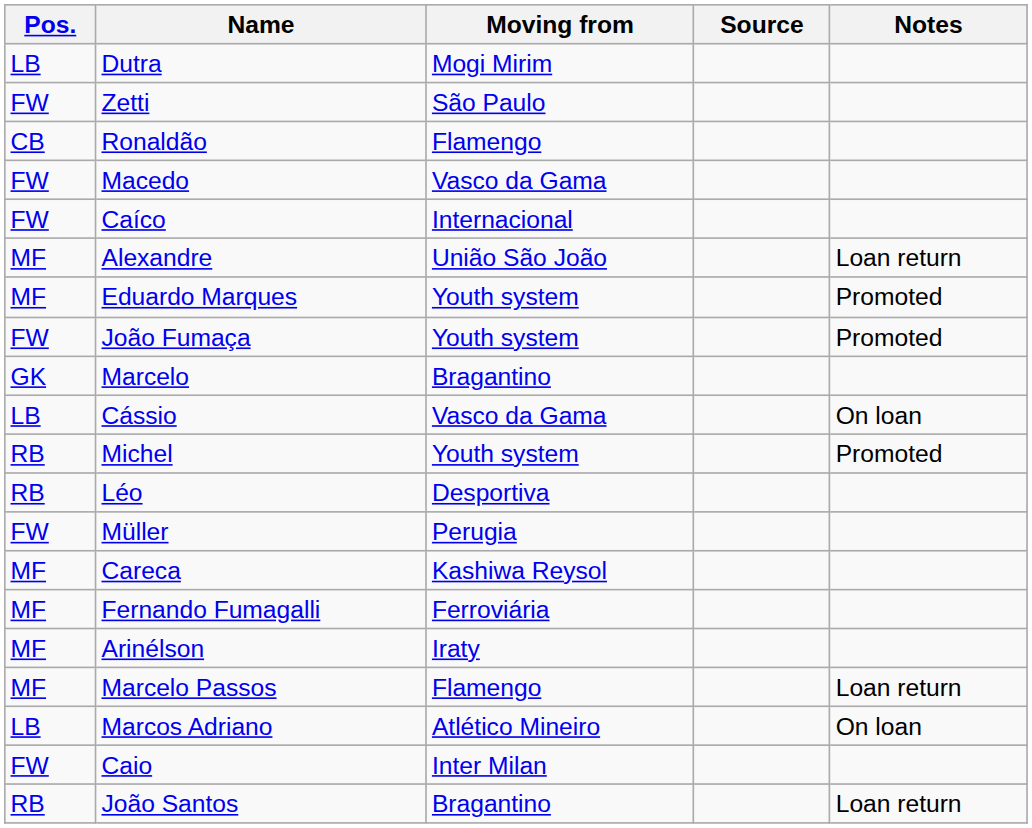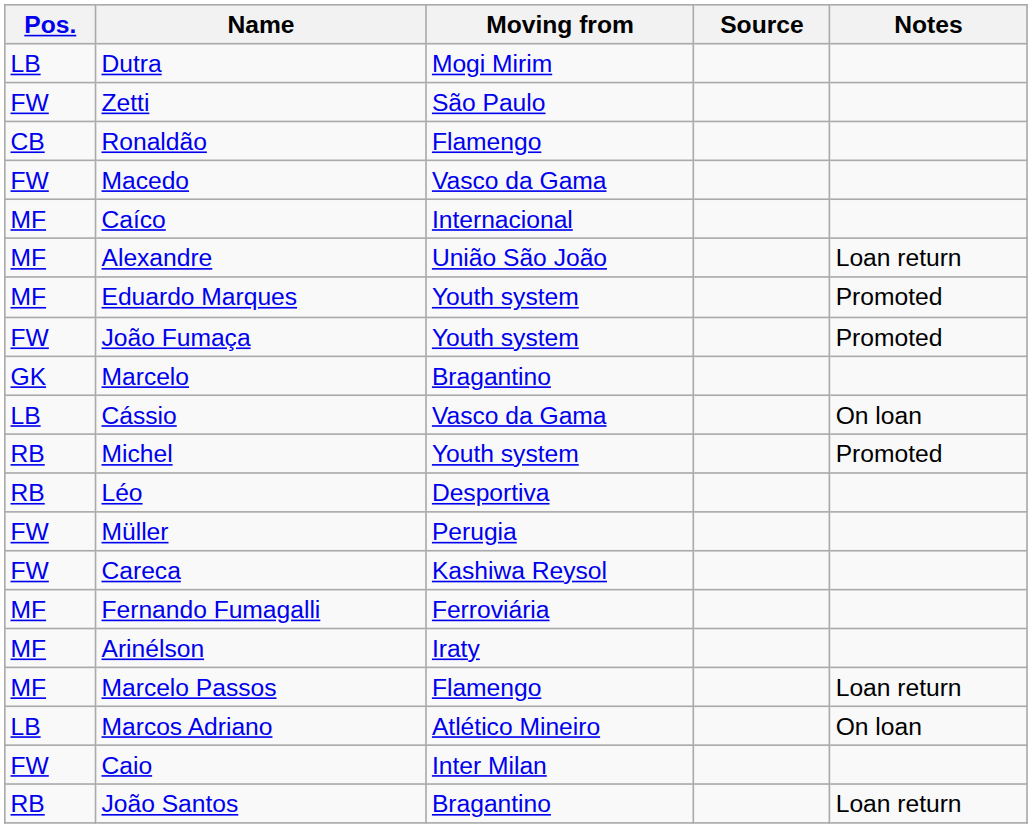(30, 219) FW -> (28, 219) MF
(28, 570) MF -> (30, 570) FW
